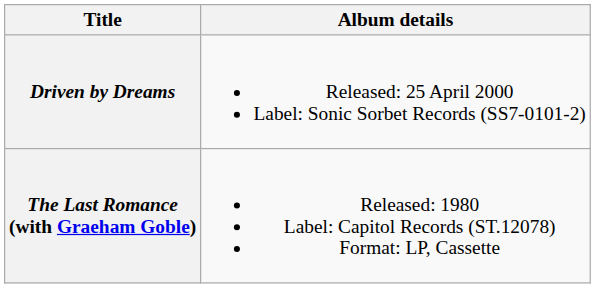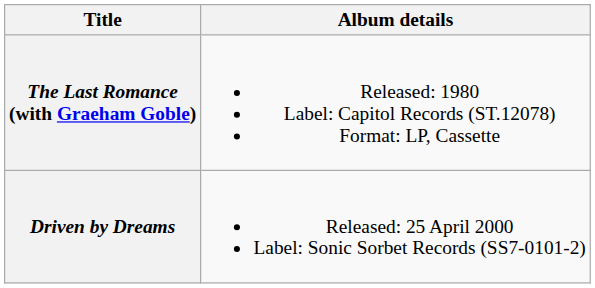rows swapped: (103, 215) <-> (103, 91)
